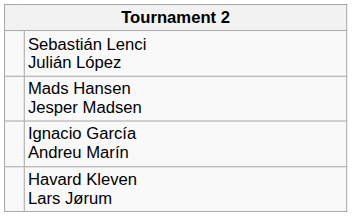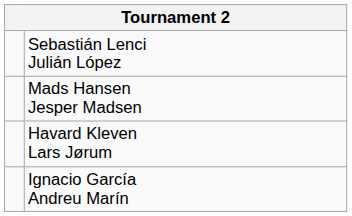rows swapped: (83, 188) <-> (82, 143)
